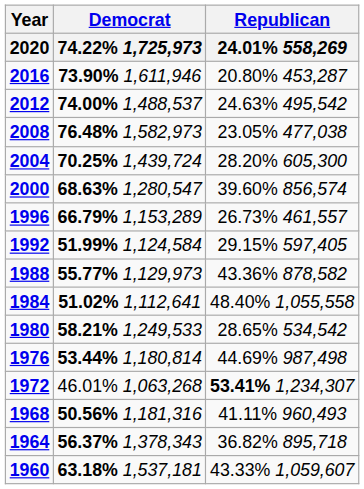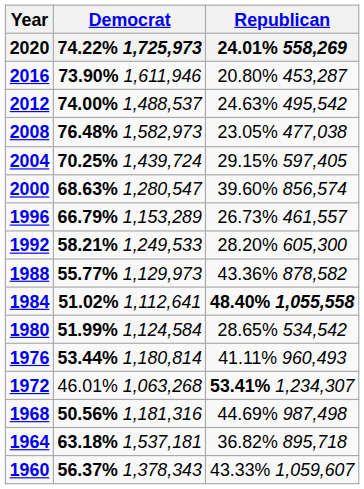(282, 160) 28.20% 605,300 -> (282, 160) 29.15% 597,405
(130, 245) 51.99% 1,124,584 -> (130, 245) 58.21% 1,249,533
(282, 245) 29.15% 597,405 -> (282, 245) 28.20% 605,300
(282, 301) normal -> (282, 301) bold
(130, 329) 58.21% 1,249,533 -> (130, 329) 51.99% 1,124,584
(282, 357) 44.69% 987,498 -> (282, 357) 41.11% 960,493
(282, 414) 41.11% 960,493 -> (282, 414) 44.69% 987,498
(130, 442) 56.37% 1,378,343 -> (130, 442) 63.18% 1,537,181
(130, 470) 63.18% 1,537,181 -> (130, 470) 56.37% 1,378,343
